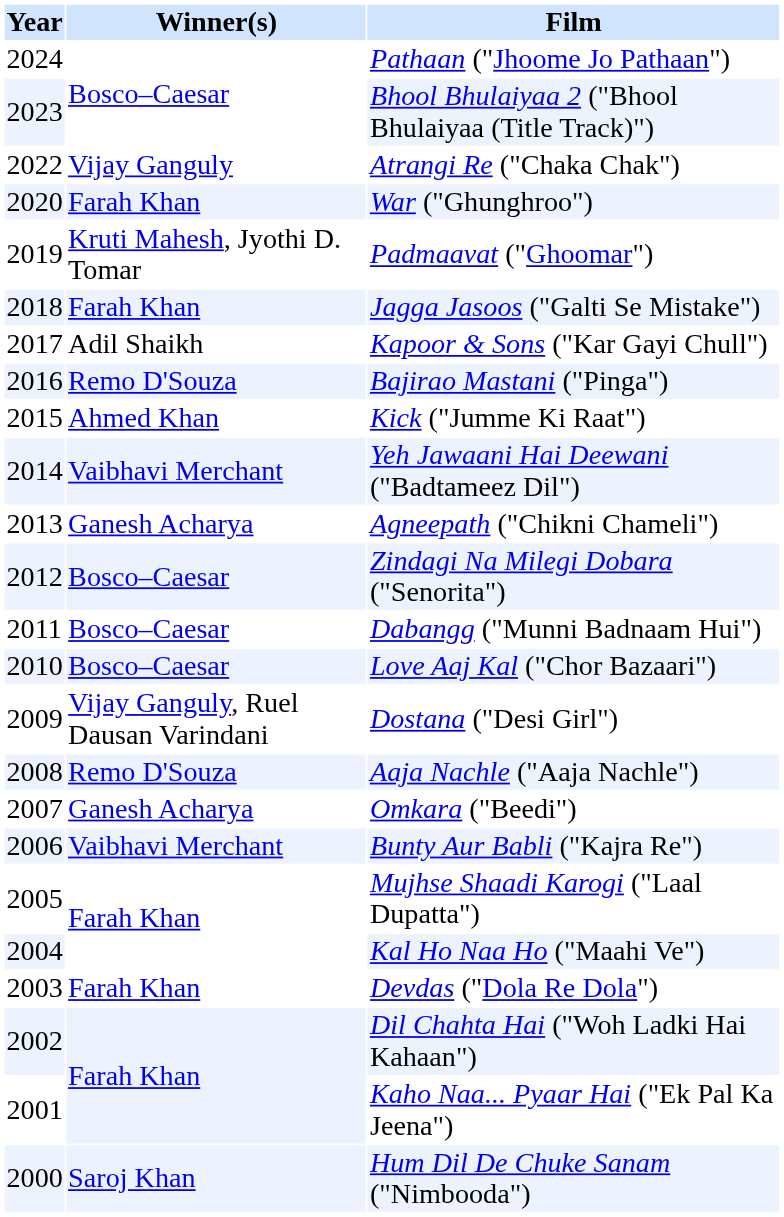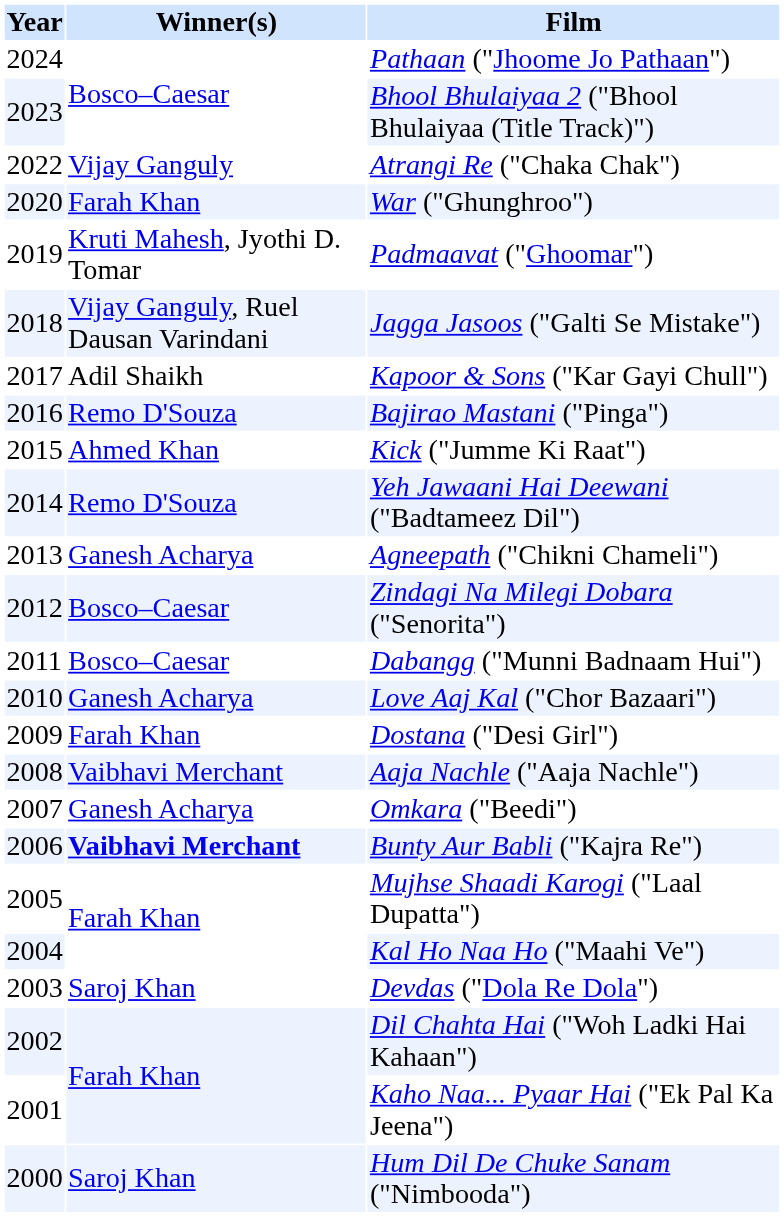(134, 307) Farah Khan -> (183, 322) Vijay Ganguly, Ruel Dausan Varindani
(176, 470) Vaibhavi Merchant -> (152, 502) Remo D'Souza
(149, 666) Bosco–Caesar -> (161, 697) Ganesh Acharya
(183, 718) Vijay Ganguly, Ruel Dausan Varindani -> (134, 734) Farah Khan
(152, 771) Remo D'Souza -> (176, 771) Vaibhavi Merchant
(176, 845) normal -> (184, 845) bold
(134, 988) Farah Khan -> (132, 988) Saroj Khan
